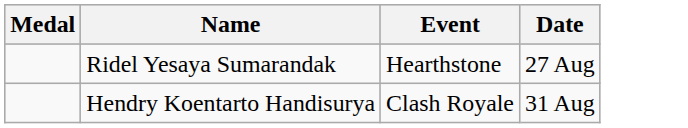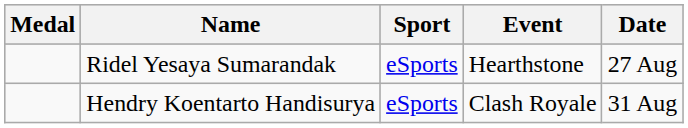+ column: (422, 24)
